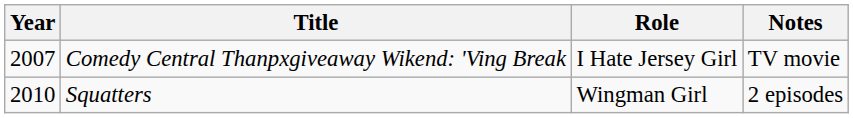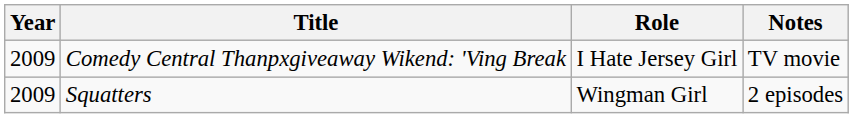(33, 58) 2007 -> (33, 58) 2009
(33, 94) 2010 -> (33, 94) 2009
